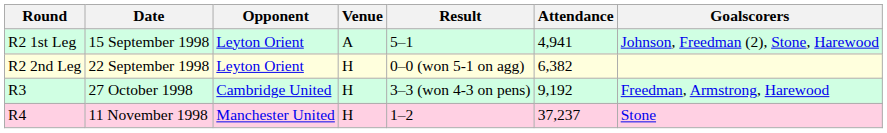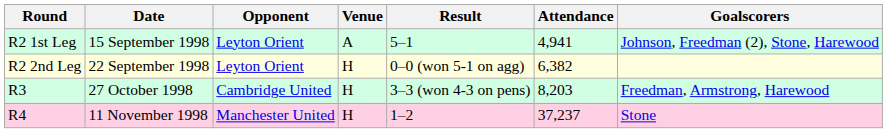(555, 90) 9,192 -> (555, 90) 8,203
